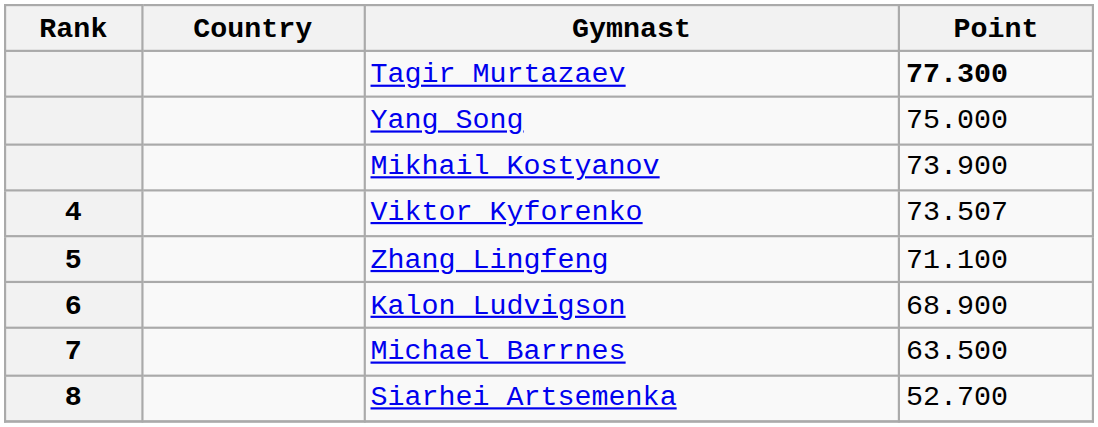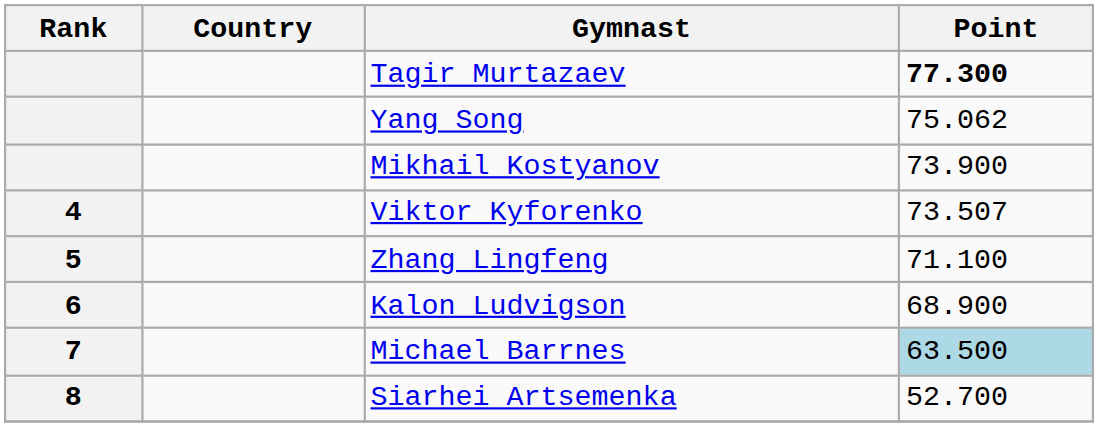(957, 121) 75.000 -> (957, 121) 75.062
(957, 352) no background -> (957, 352) lightblue background
